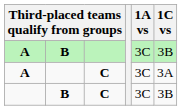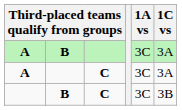(165, 51) 3B -> (165, 51) 3A
